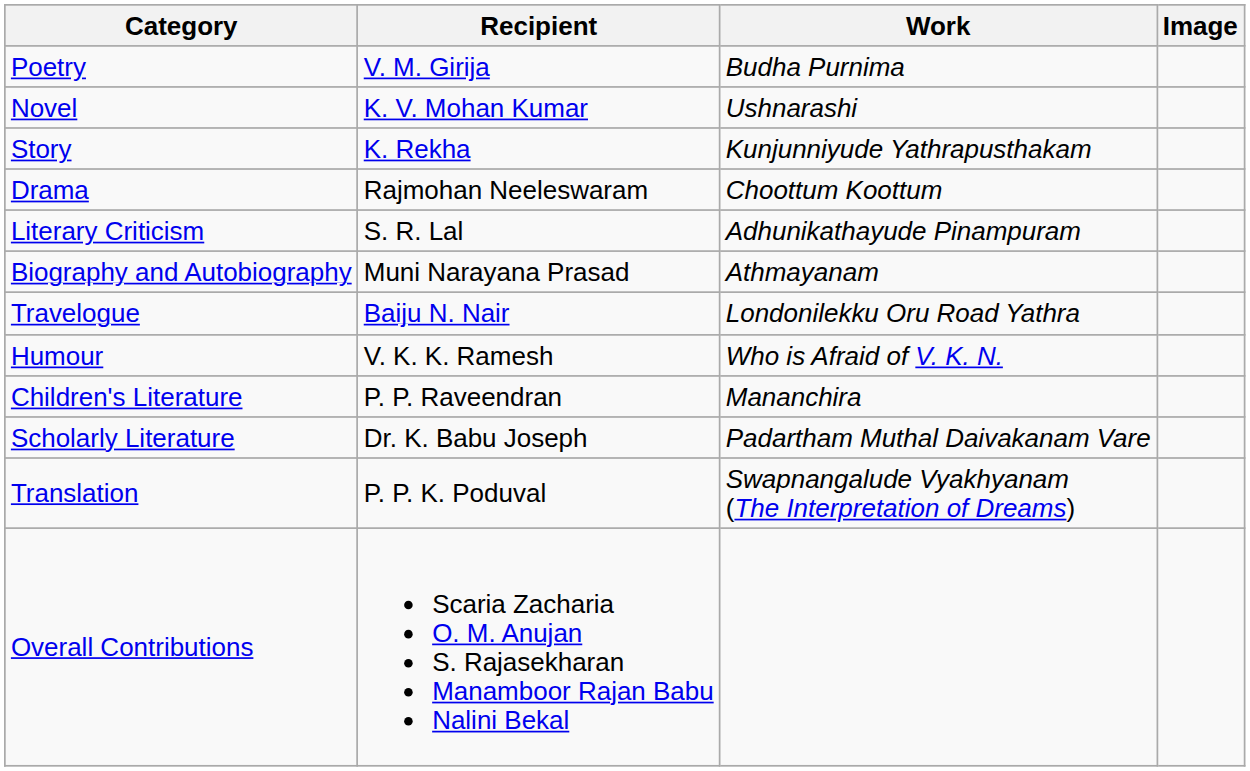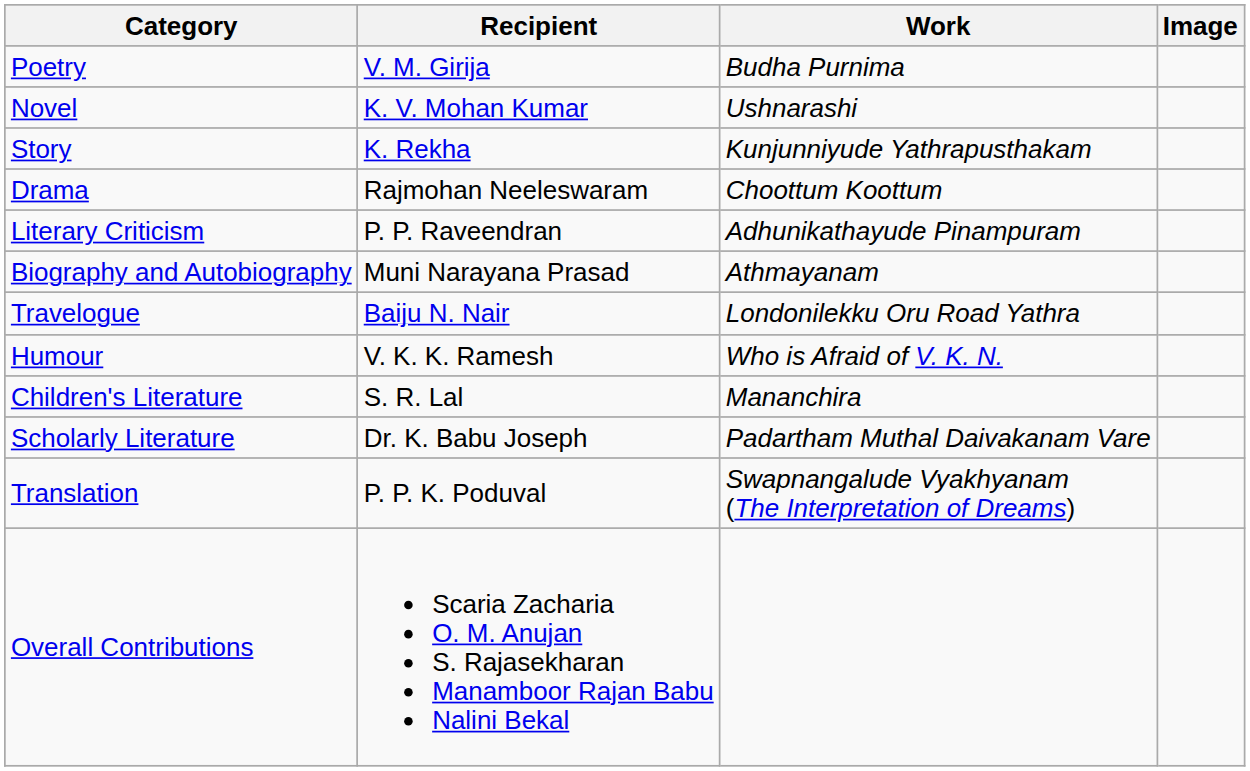(414, 231) S. R. Lal -> (463, 231) P. P. Raveendran
(463, 396) P. P. Raveendran -> (414, 396) S. R. Lal
